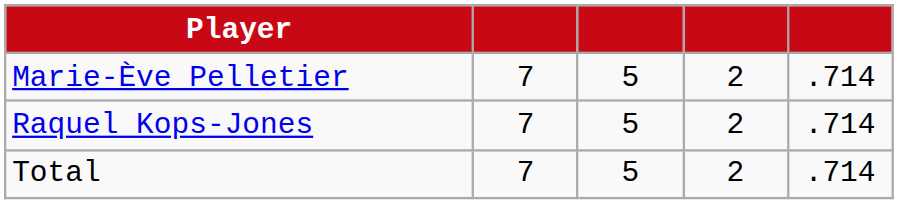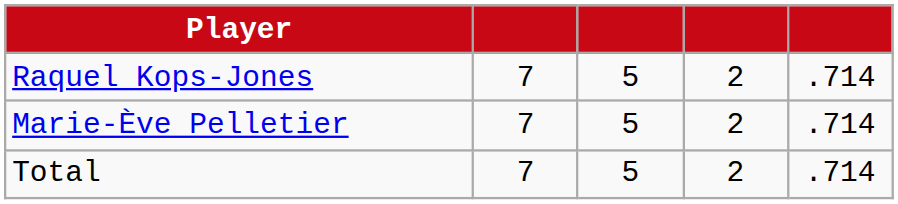rows swapped: (163, 125) <-> (180, 77)
